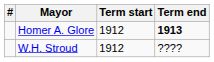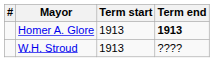(112, 30) 1912 -> (112, 30) 1913
(112, 48) 1912 -> (112, 48) 1913
